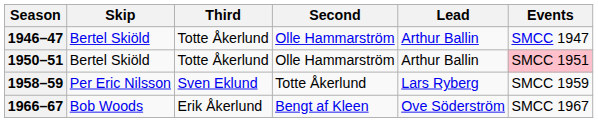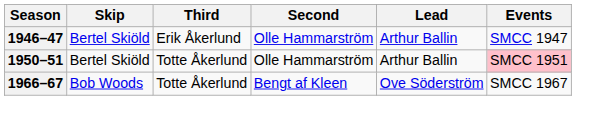(223, 38) Totte Åkerlund -> (199, 38) Erik Åkerlund
- row: (35, 83)
(220, 106) Erik Åkerlund -> (202, 83) Totte Åkerlund
